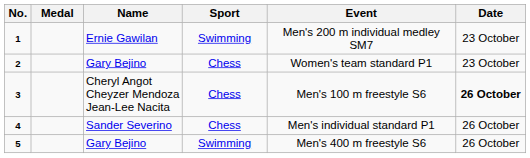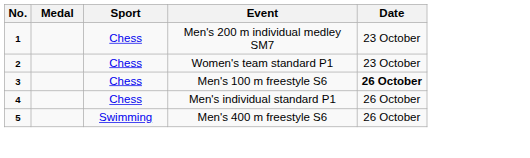- column: (133, 13)
(225, 38) Swimming -> (126, 38) Chess
